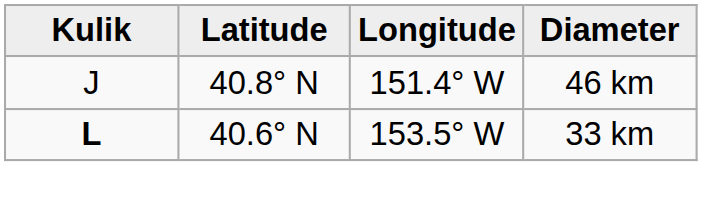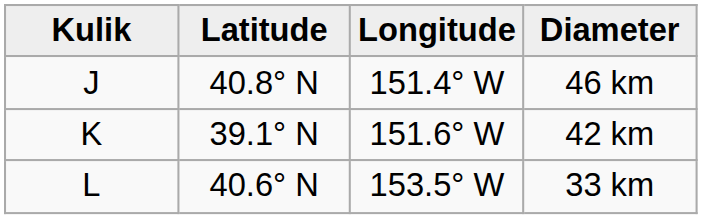+ row: (610, 133)
(91, 133) bold -> (91, 185) normal
